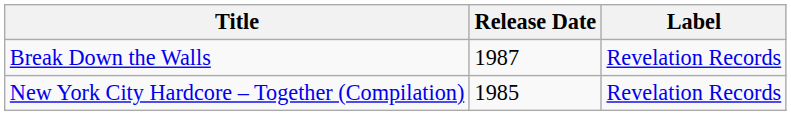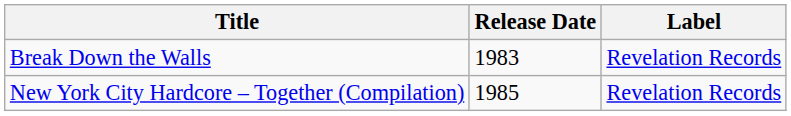(497, 57) 1987 -> (497, 57) 1983
